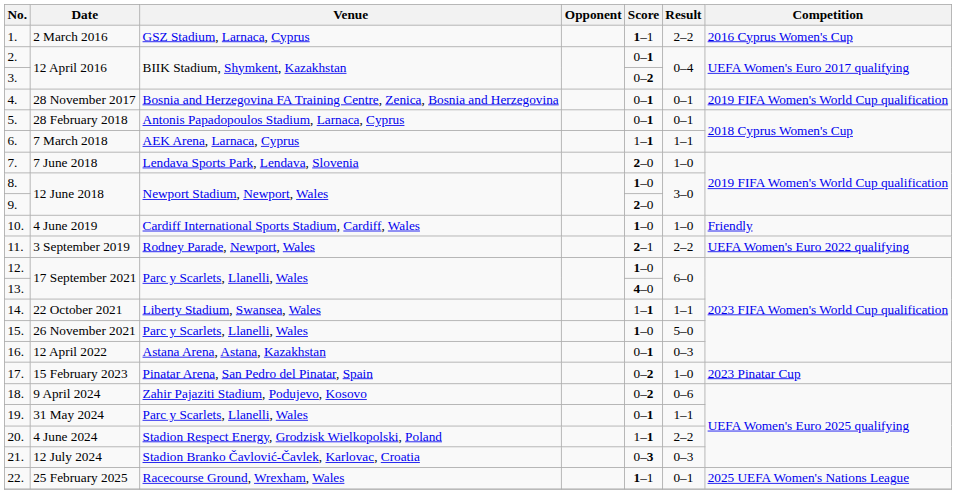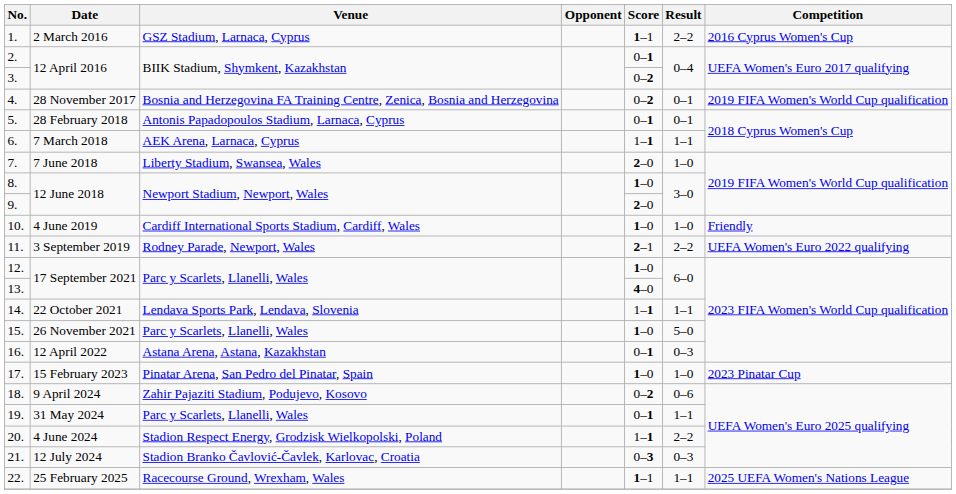(643, 99) 0–1 -> (643, 99) 0–2
(251, 162) Lendava Sports Park, Lendava, Slovenia -> (232, 162) Liberty Stadium, Swansea, Wales
(232, 309) Liberty Stadium, Swansea, Wales -> (251, 309) Lendava Sports Park, Lendava, Slovenia
(643, 373) 0–2 -> (643, 373) 1–0
(683, 478) 0–1 -> (683, 478) 1–1
